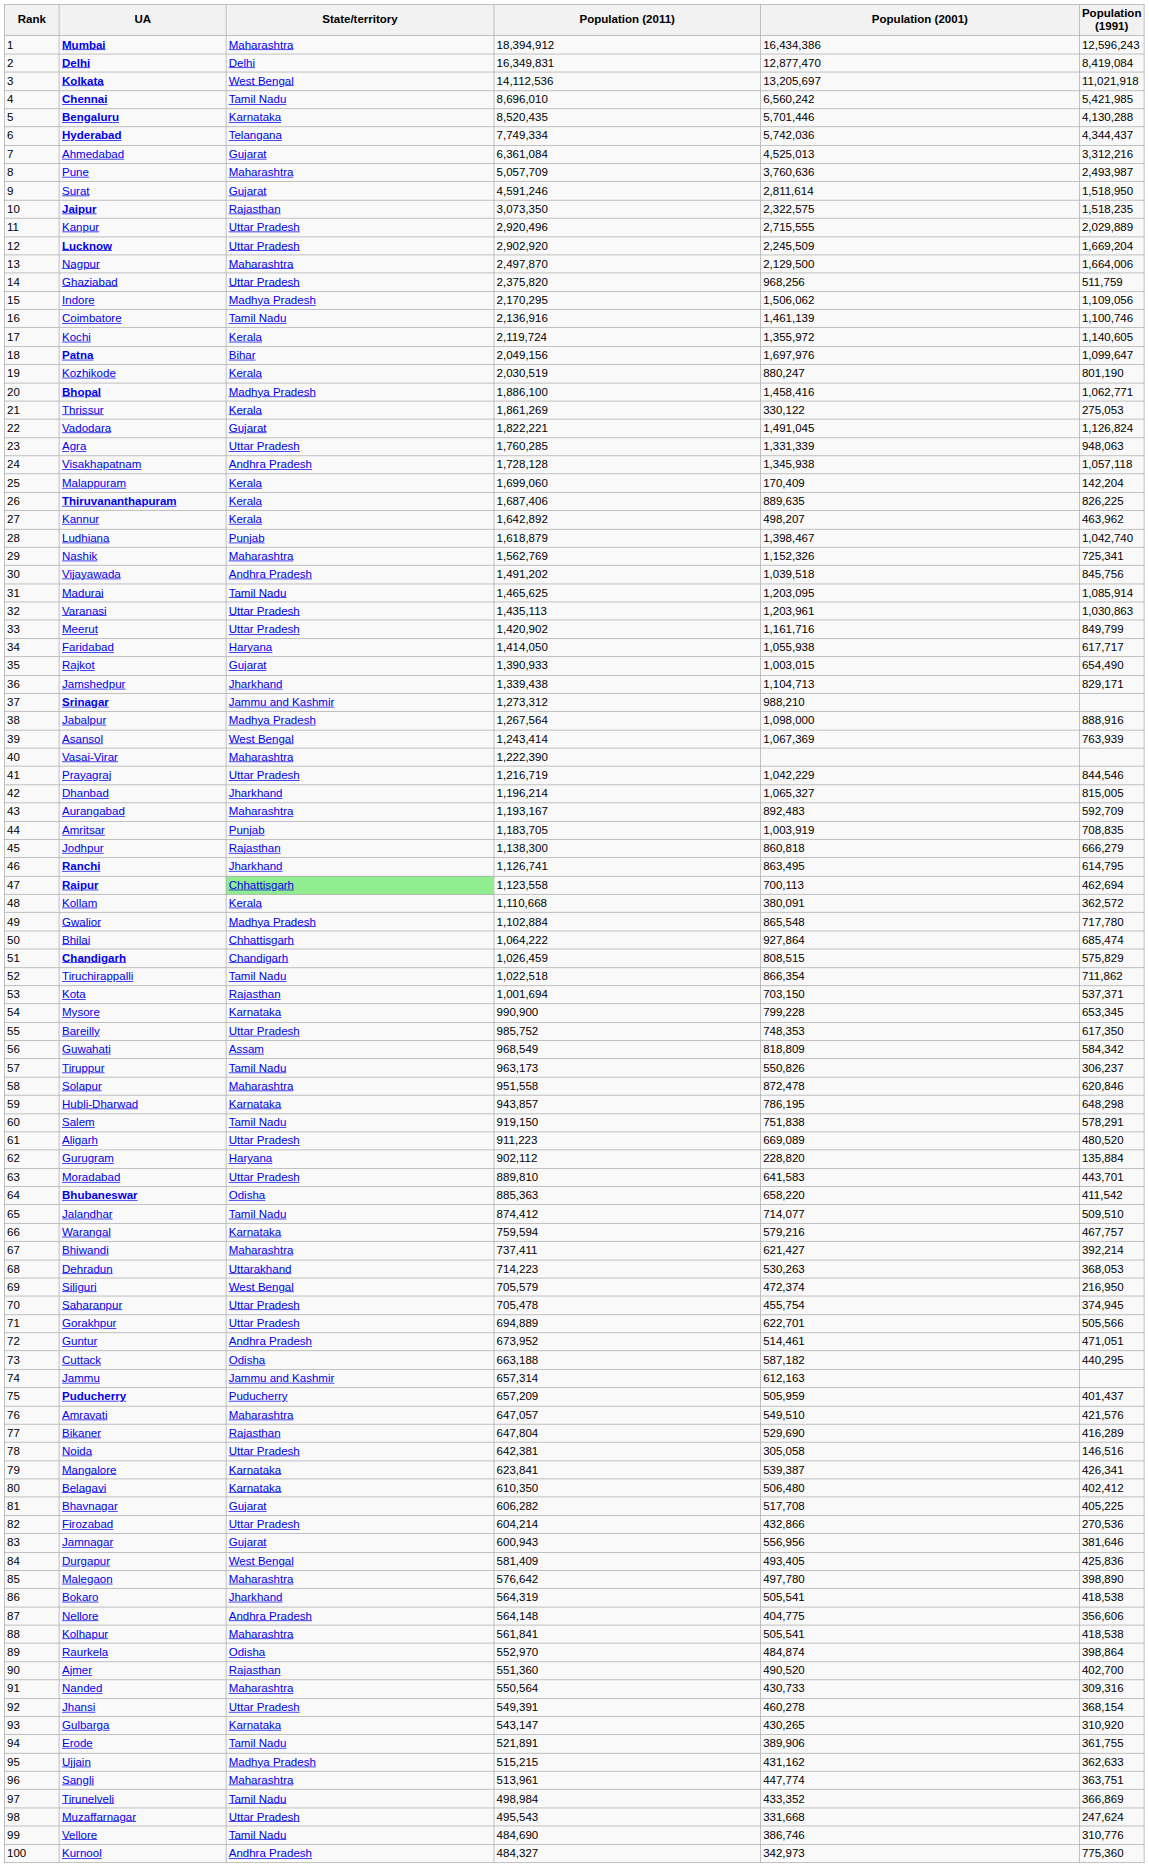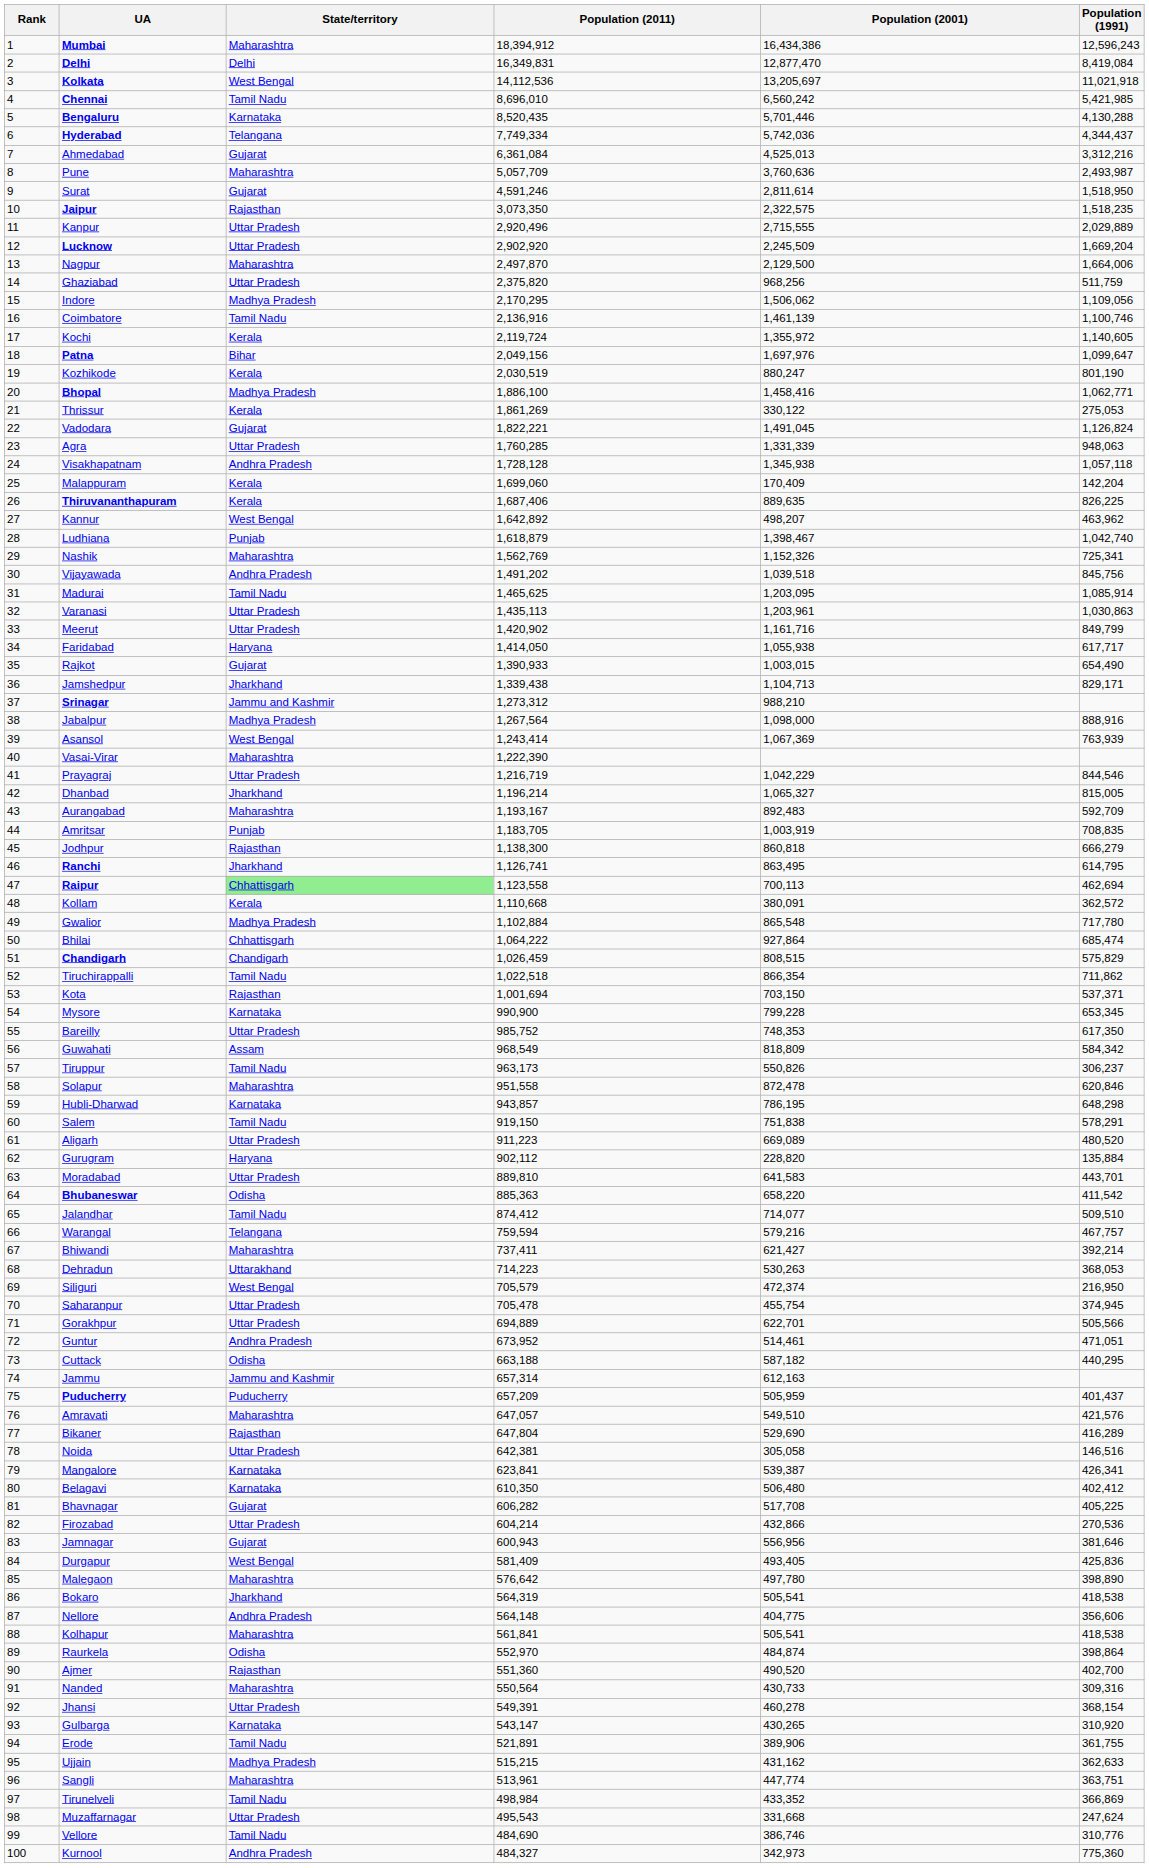(245, 519) Kerala -> (261, 519) West Bengal
(255, 1232) Karnataka -> (255, 1232) Telangana
